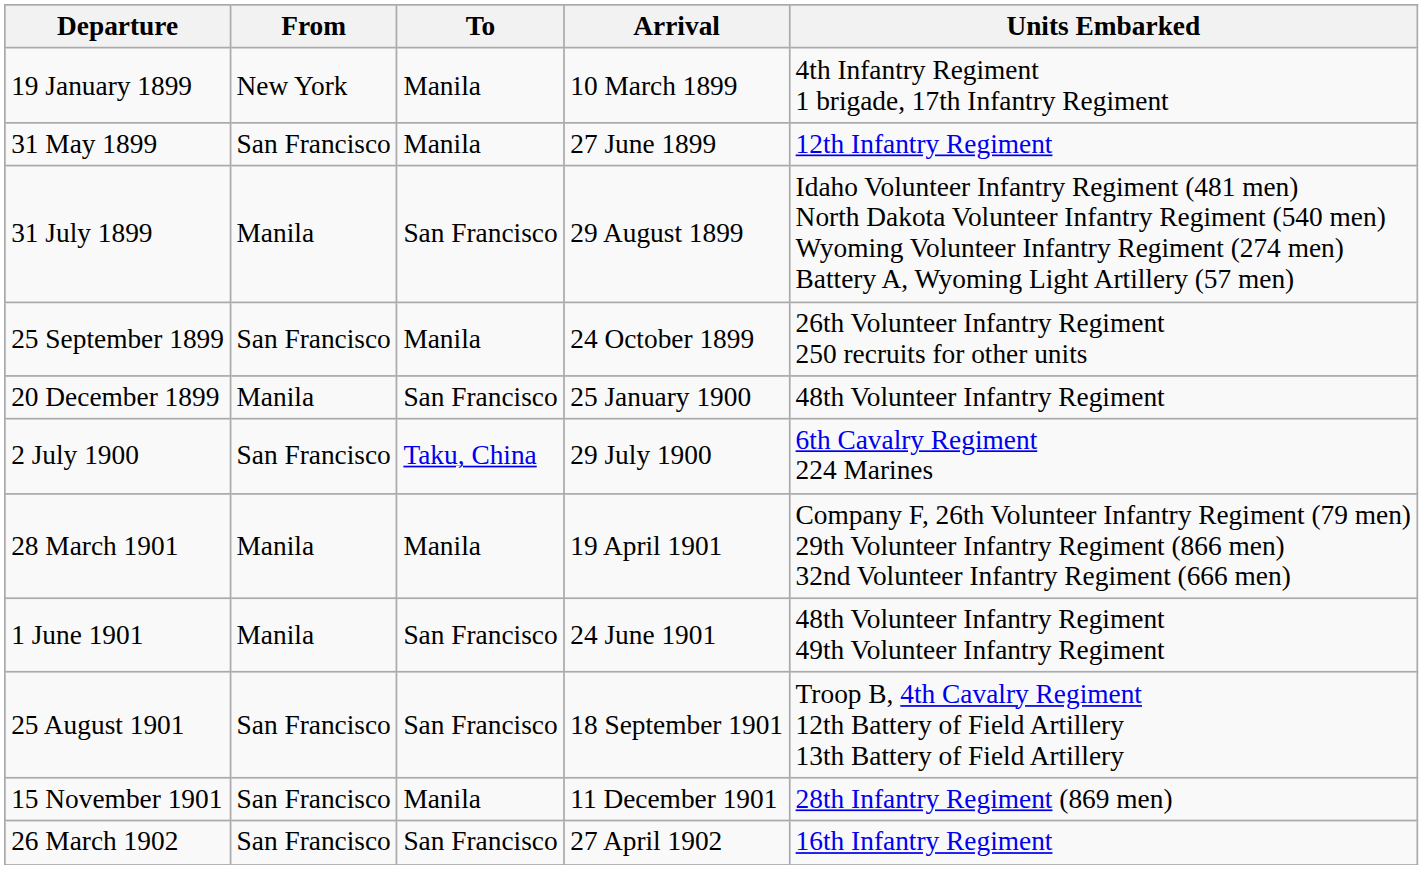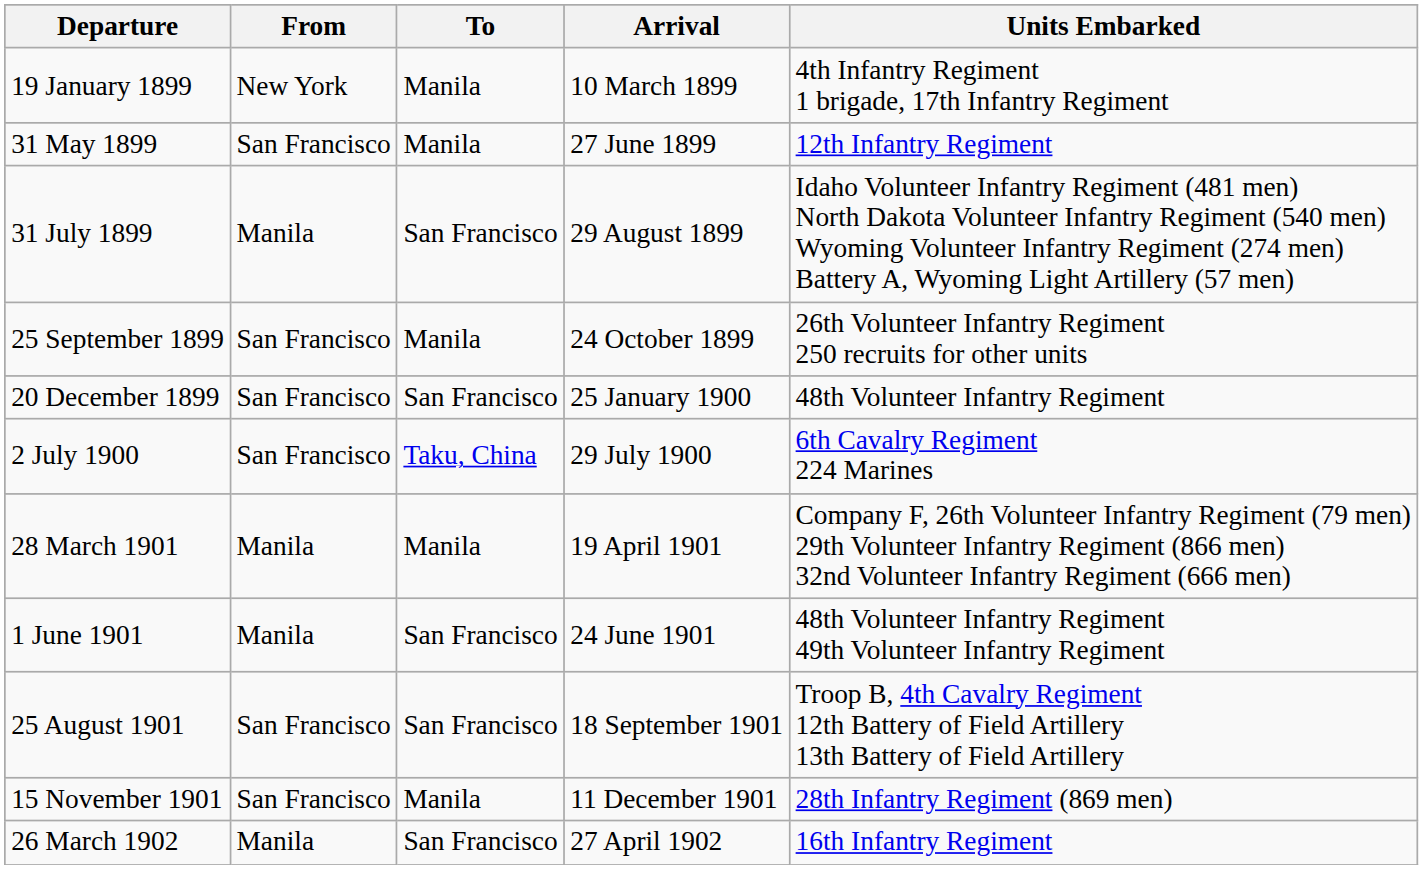(275, 397) Manila -> (314, 397) San Francisco
(314, 842) San Francisco -> (275, 842) Manila
